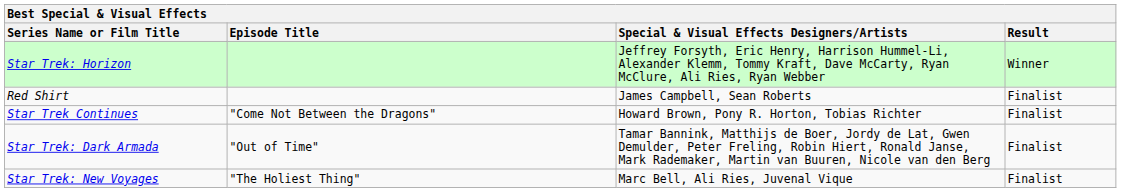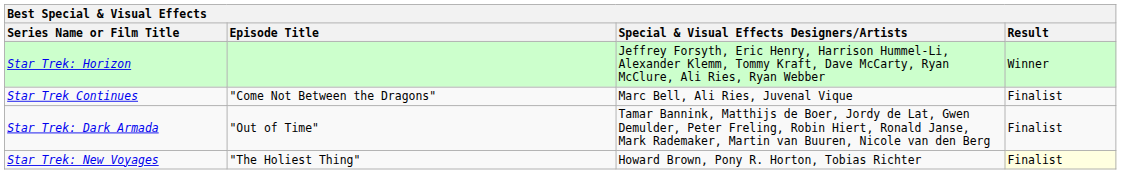- row: (38, 96)
(770, 115) Howard Brown, Pony R. Horton, Tobias Richter -> (736, 96) Marc Bell, Ali Ries, Juvenal Vique
(736, 178) Marc Bell, Ali Ries, Juvenal Vique -> (770, 160) Howard Brown, Pony R. Horton, Tobias Richter
(1035, 178) no background -> (1035, 160) lightyellow background
